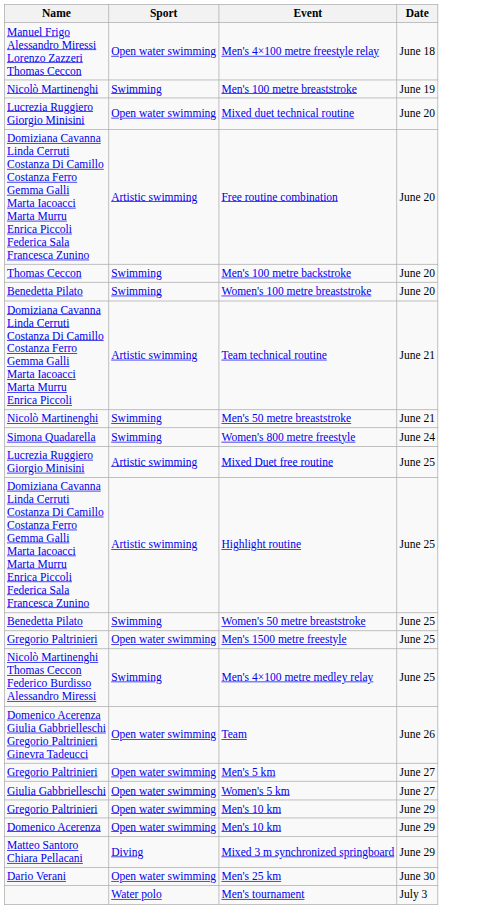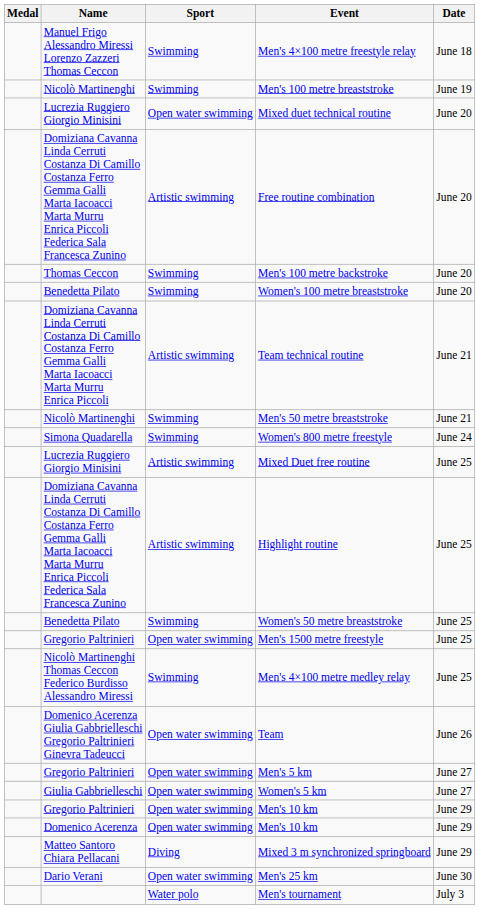+ column: (23, 13)
(164, 51) Open water swimming -> (173, 51) Swimming
